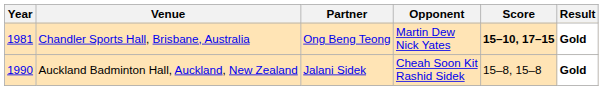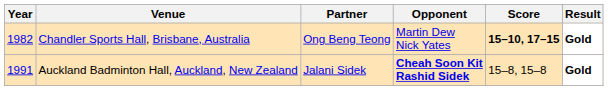(20, 39) 1981 -> (20, 39) 1982
(20, 70) 1990 -> (20, 70) 1991
(437, 70) normal -> (439, 70) bold
